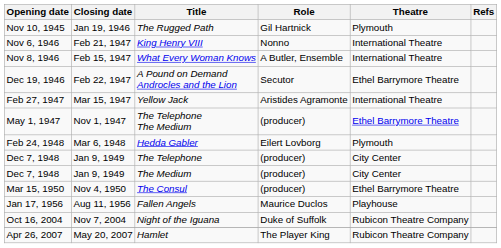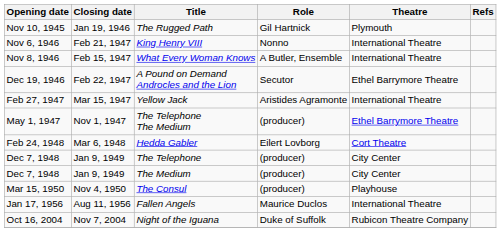(373, 142) Plymouth -> (379, 142) Cort Theatre
(406, 188) Ethel Barrymore Theatre -> (374, 188) Playhouse
(375, 204) Playhouse -> (397, 204) International Theatre
- row: (153, 235)
